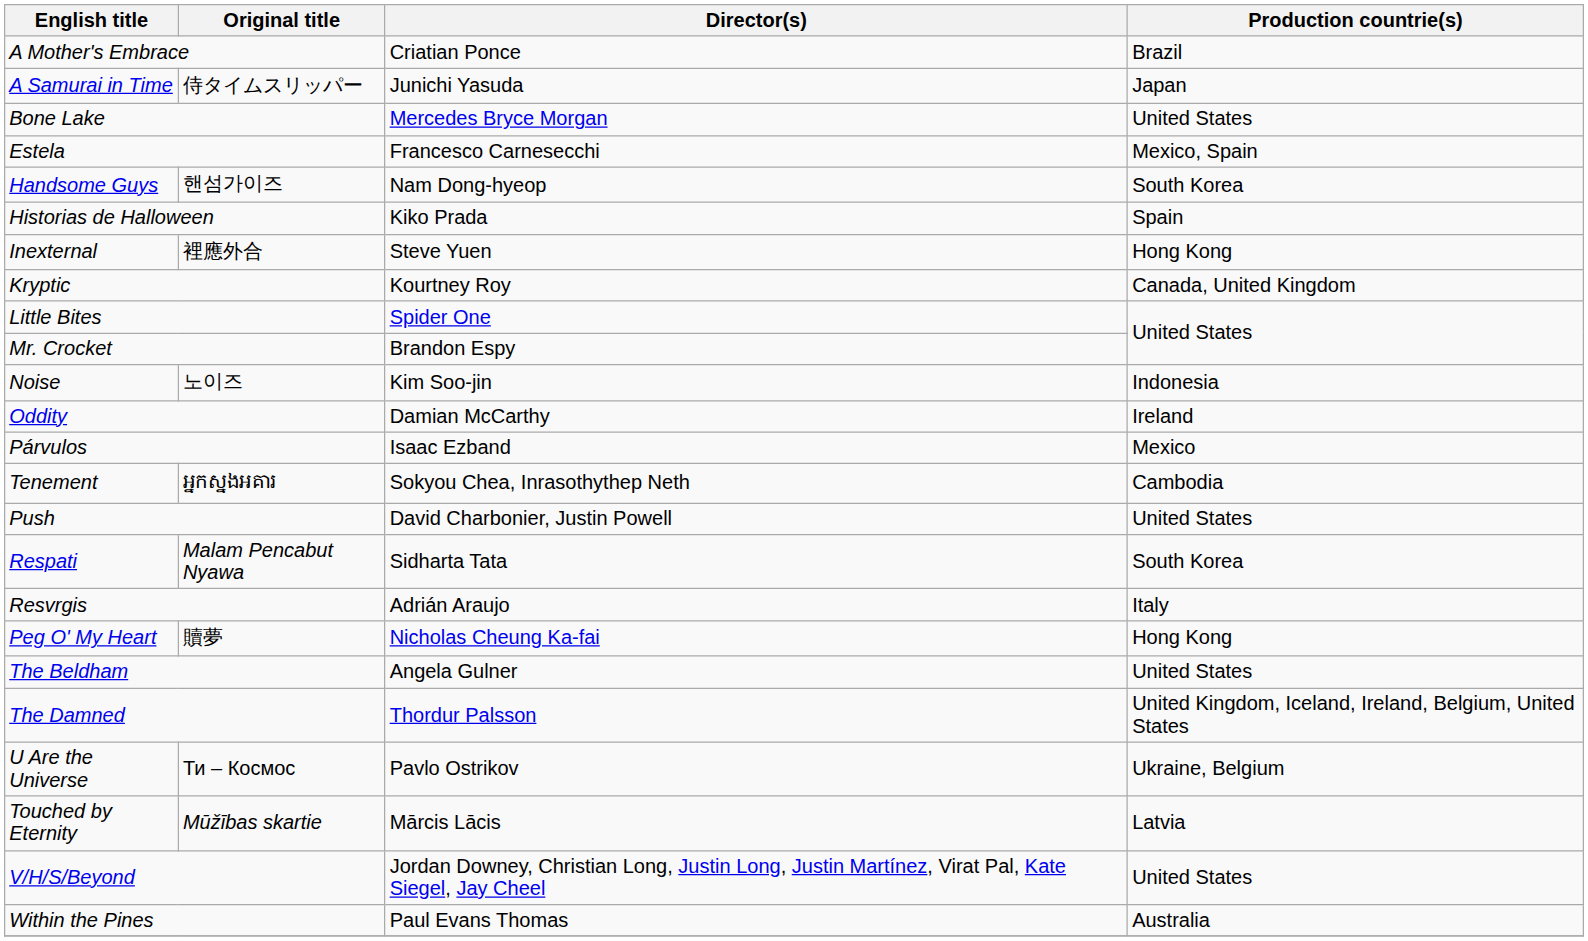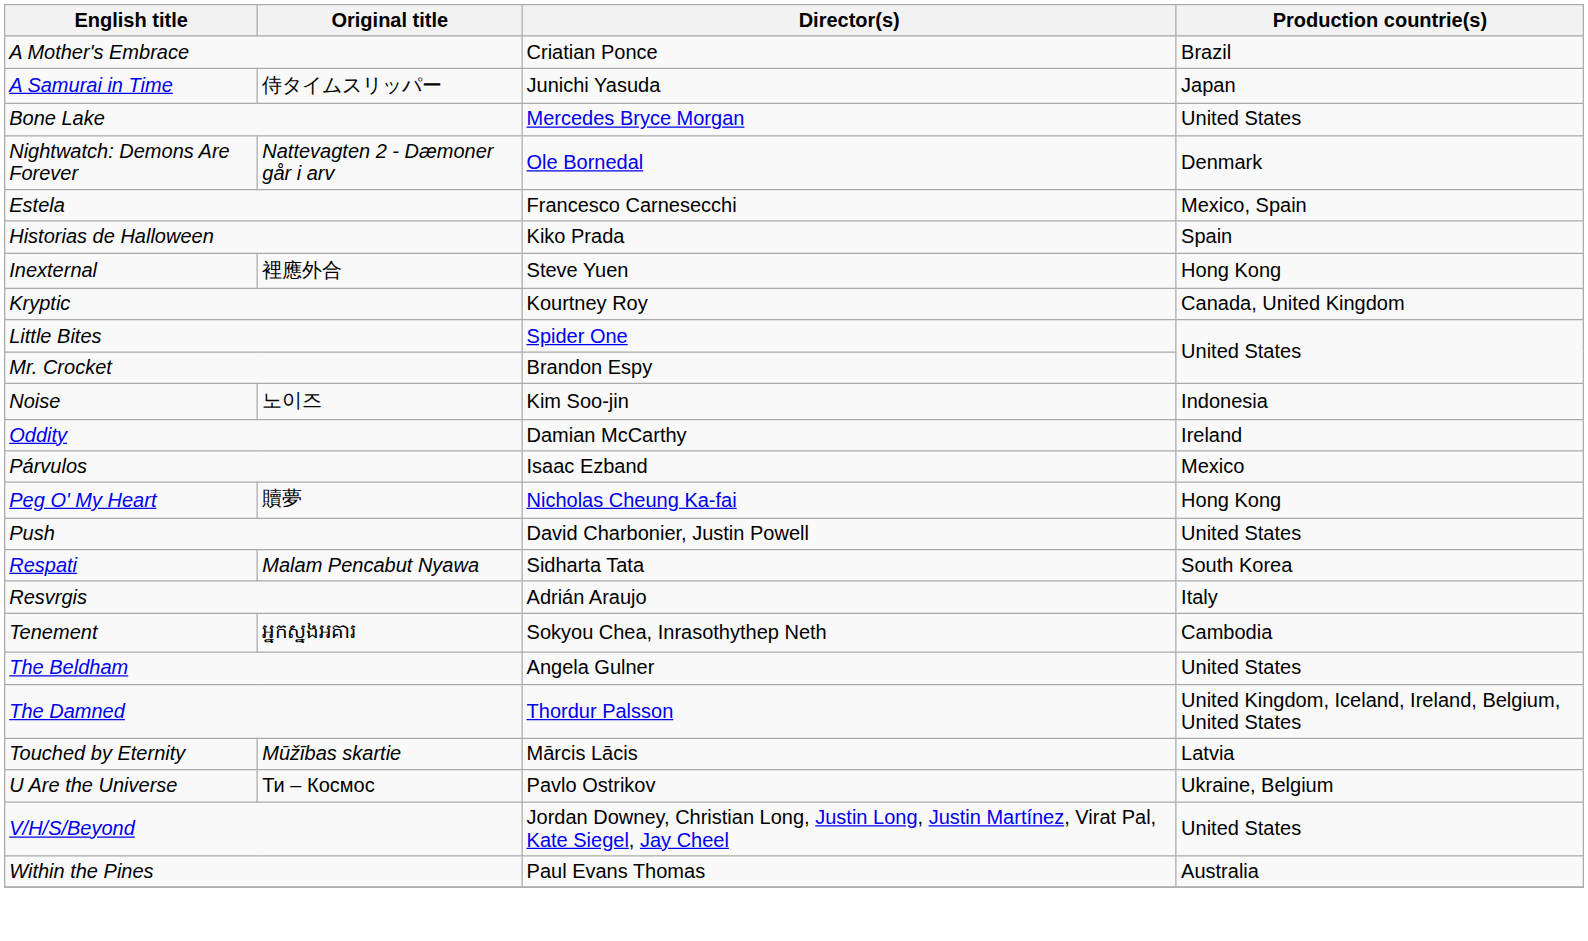+ row: (119, 162)
- row: (84, 184)
rows swapped: (83, 638) <-> (53, 483)
rows swapped: (61, 823) <-> (51, 768)
